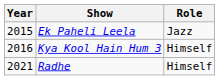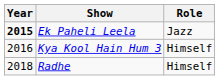(20, 31) normal -> (20, 31) bold
(20, 66) 2021 -> (20, 66) 2018
